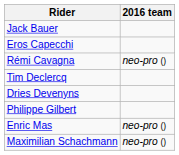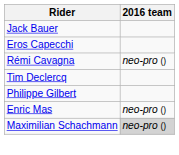- row: (43, 93)
(144, 142) no background -> (144, 126) lightgrey background
